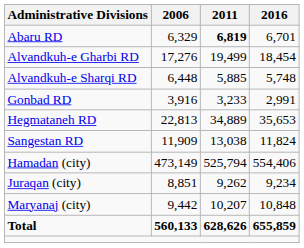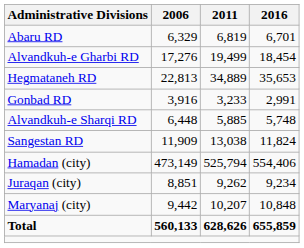(232, 36) bold -> (232, 36) normal
rows swapped: (72, 78) <-> (52, 120)
